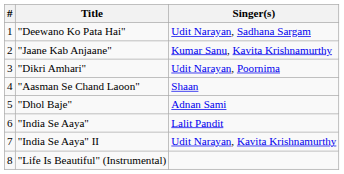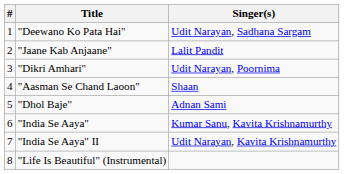(252, 50) Kumar Sanu, Kavita Krishnamurthy -> (197, 50) Lalit Pandit
(197, 123) Lalit Pandit -> (252, 123) Kumar Sanu, Kavita Krishnamurthy
